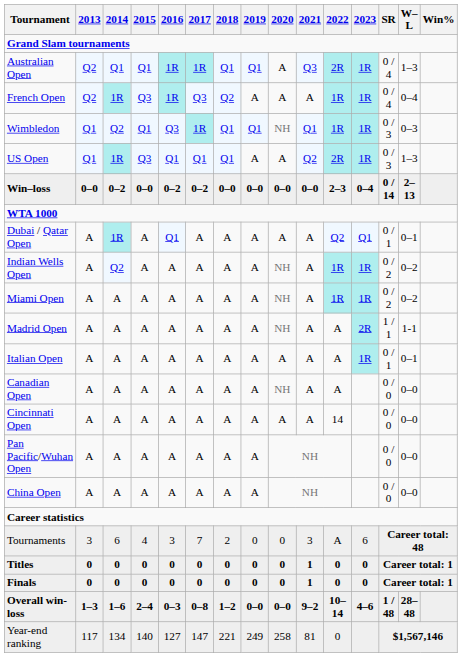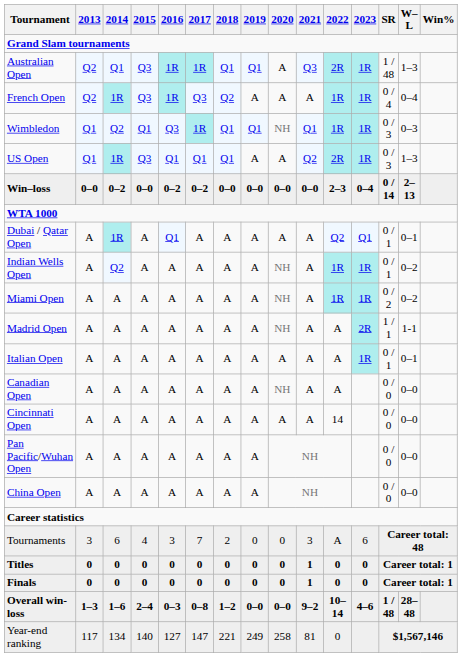(145, 67) Q1 -> (145, 67) Q3
(389, 67) 0 / 4 -> (389, 67) 1 / 48
(389, 267) 0 / 2 -> (389, 267) 0 / 1
